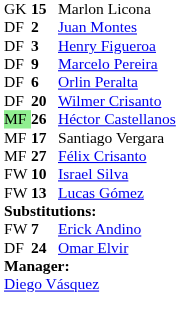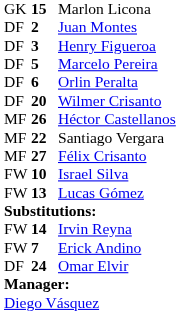(35, 64) 9 -> (35, 64) 5
(15, 119) lightgreen background -> (15, 119) no background
(39, 137) 17 -> (39, 137) 22
+ row: (95, 229)
